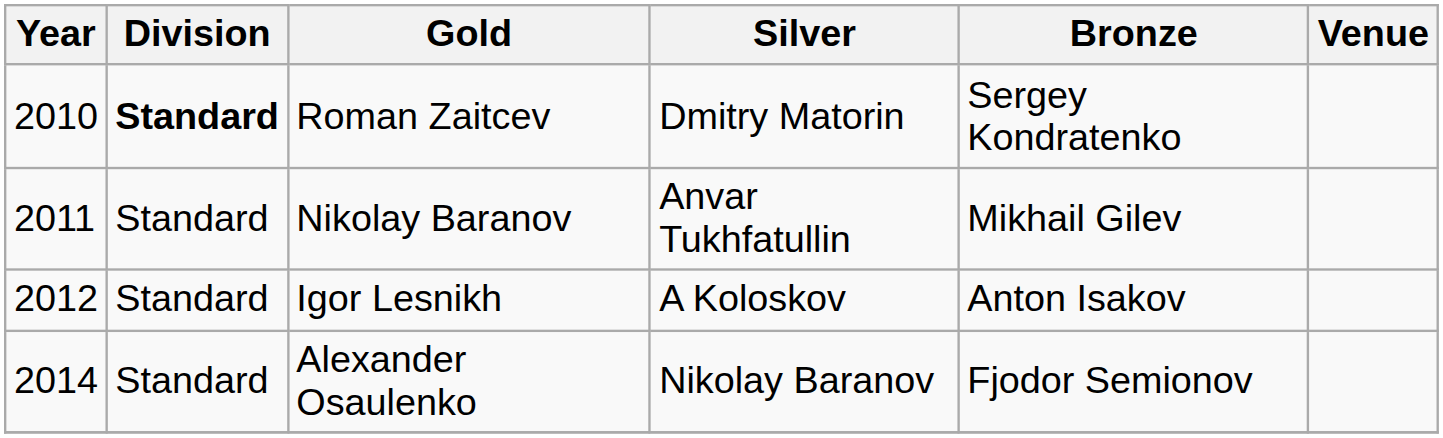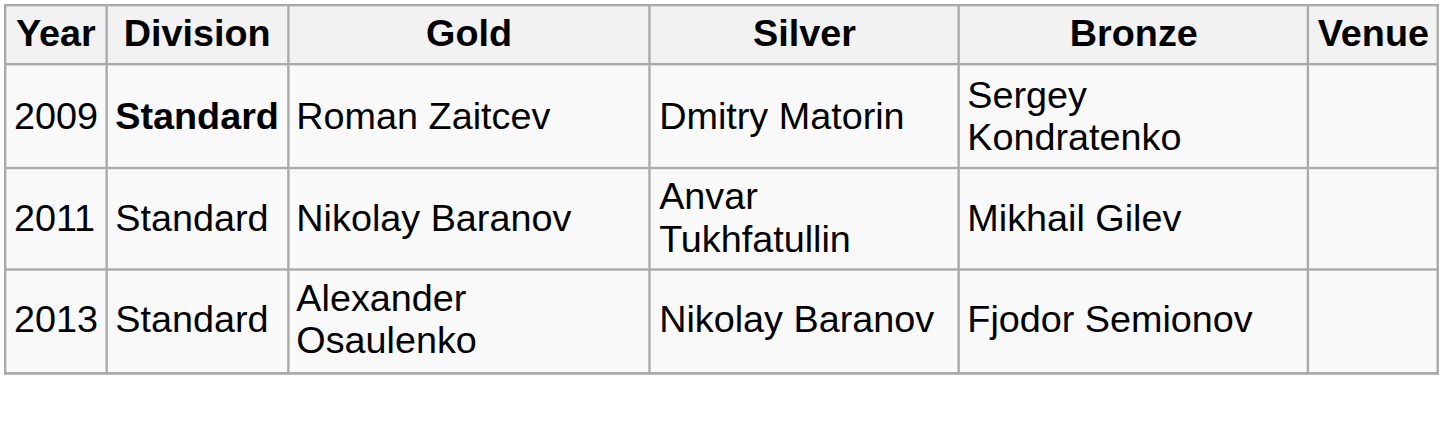(56, 115) 2010 -> (56, 115) 2009
- row: (399, 299)
(56, 380) 2014 -> (56, 320) 2013
